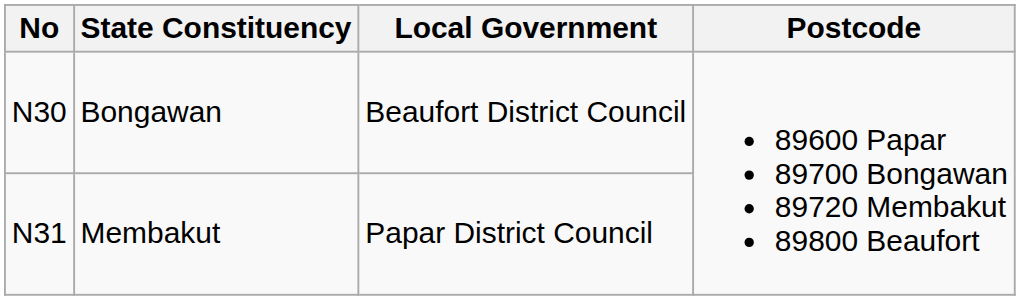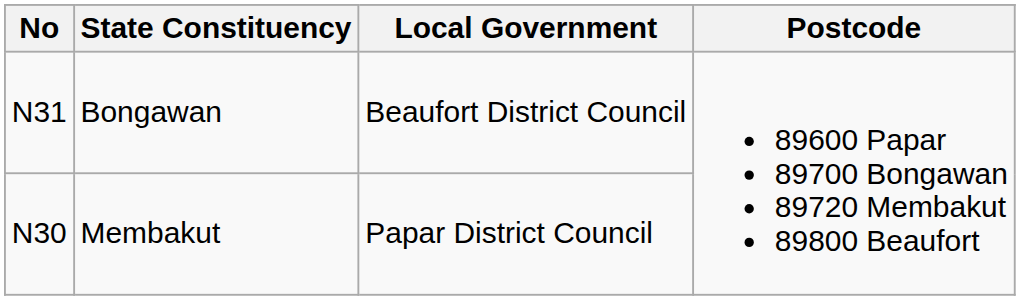(39, 112) N30 -> (39, 112) N31
(39, 233) N31 -> (39, 233) N30
